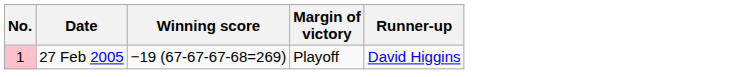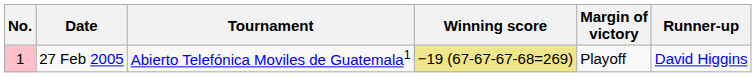+ column: (271, 25)
(208, 57) no background -> (495, 59) khaki background
